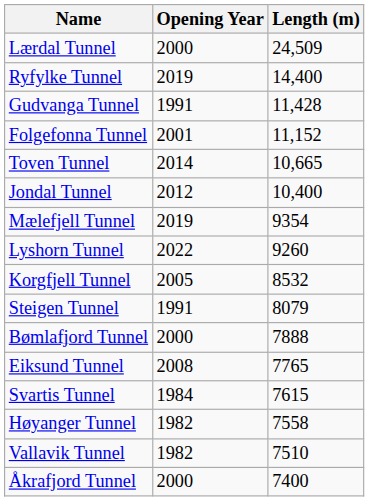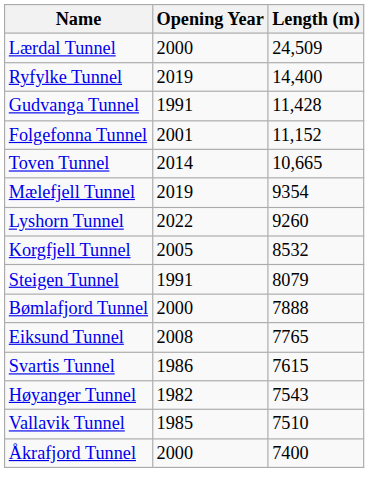- row: (60, 192)
(175, 395) 1984 -> (175, 366) 1986
(290, 423) 7558 -> (290, 395) 7543
(175, 452) 1982 -> (175, 423) 1985
